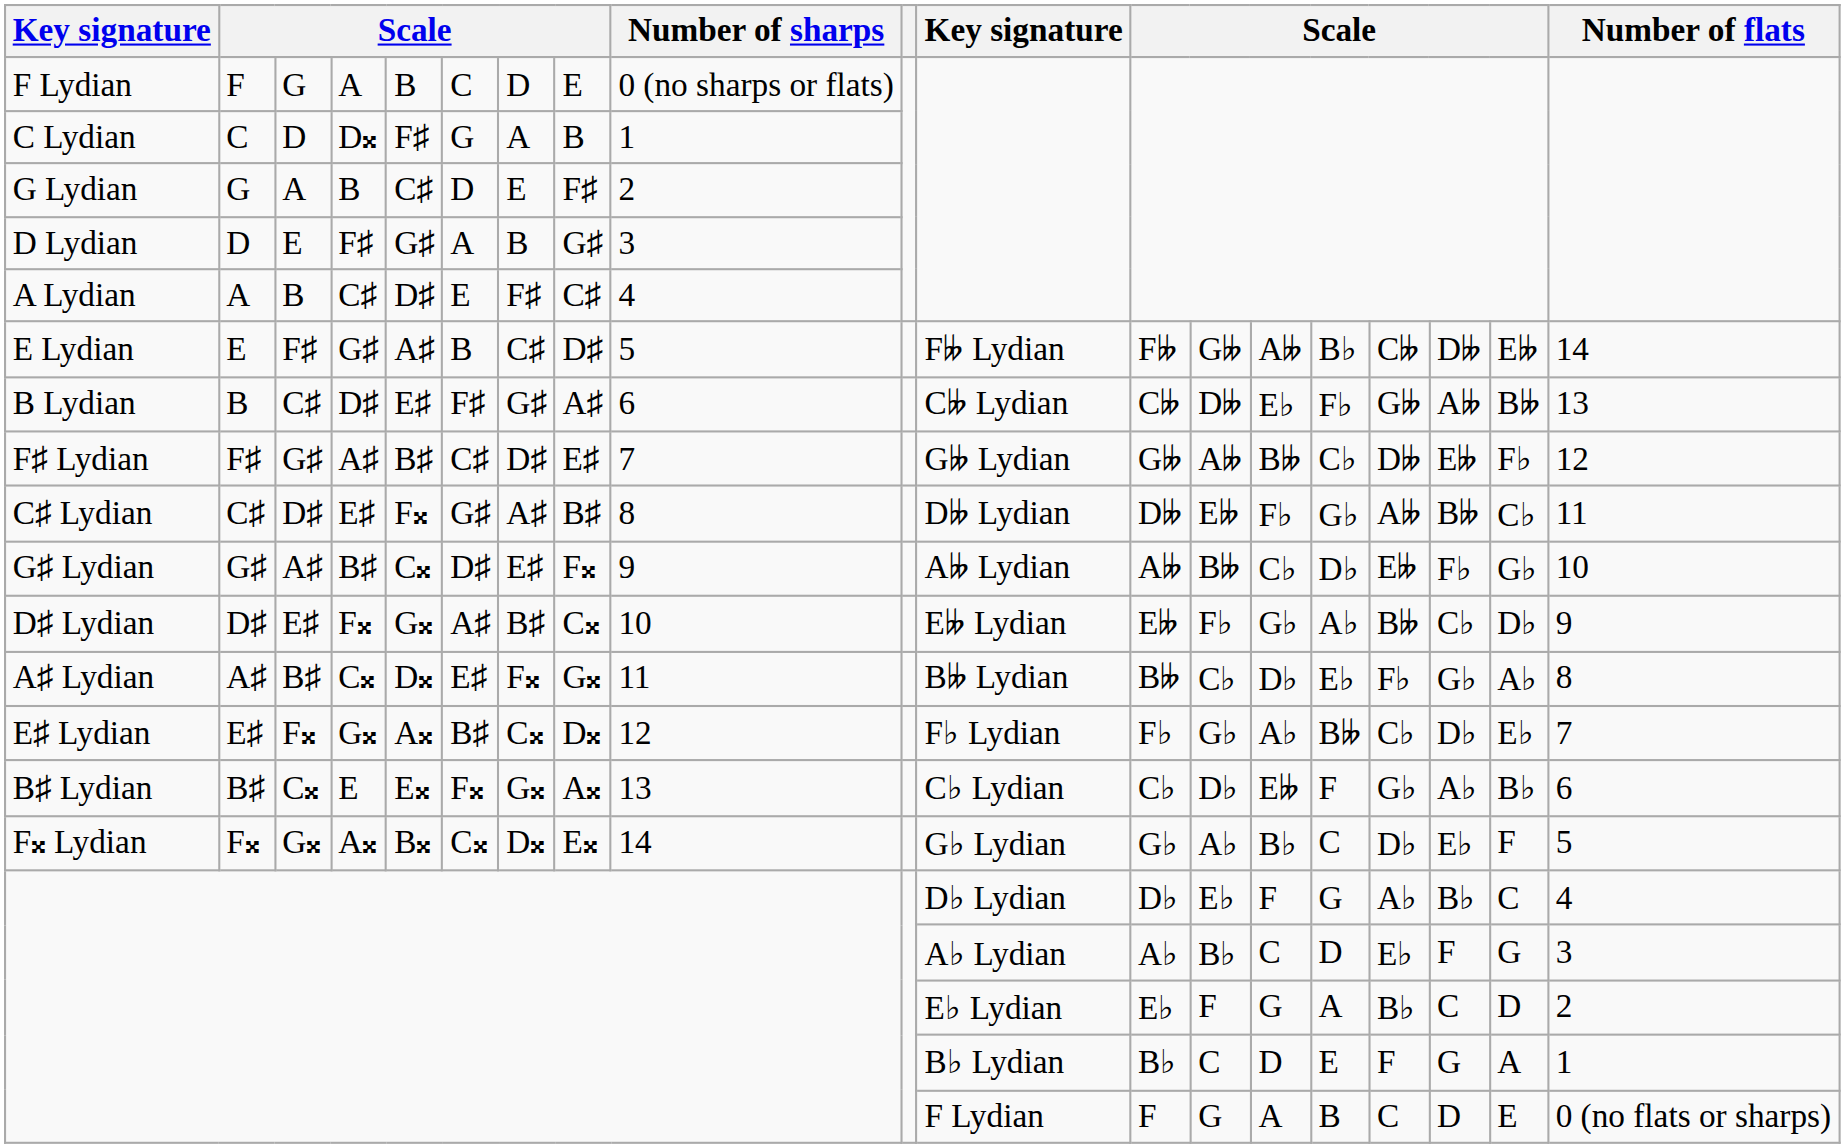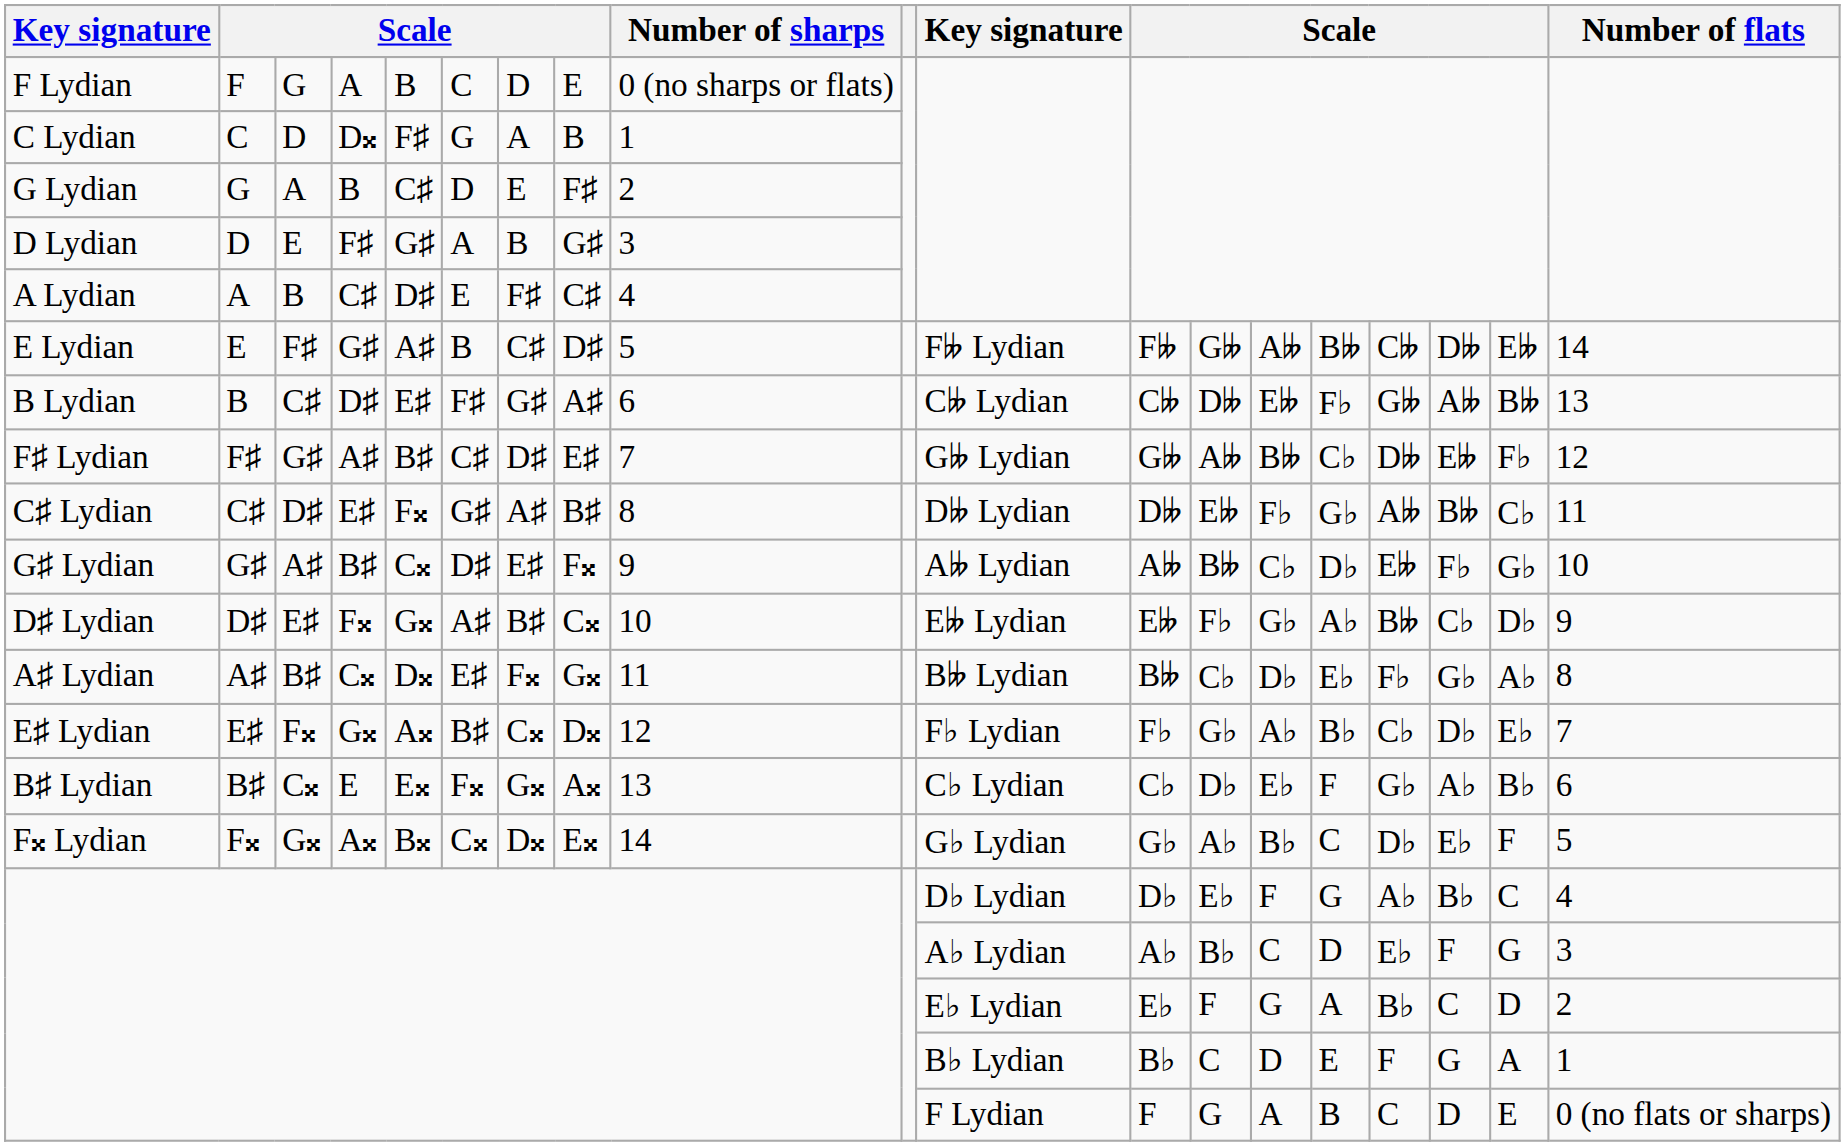(1338, 349) B♭ -> (1340, 347) B𝄫
(1277, 404) E♭ -> (1279, 401) E𝄫
(1340, 732) B𝄫 -> (1338, 731) B♭
(1279, 787) E𝄫 -> (1277, 786) E♭
